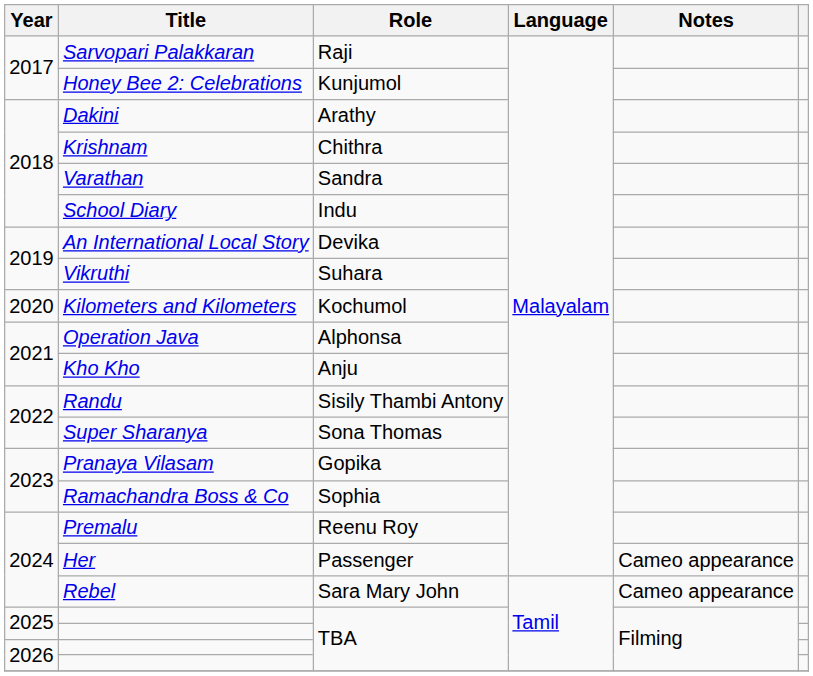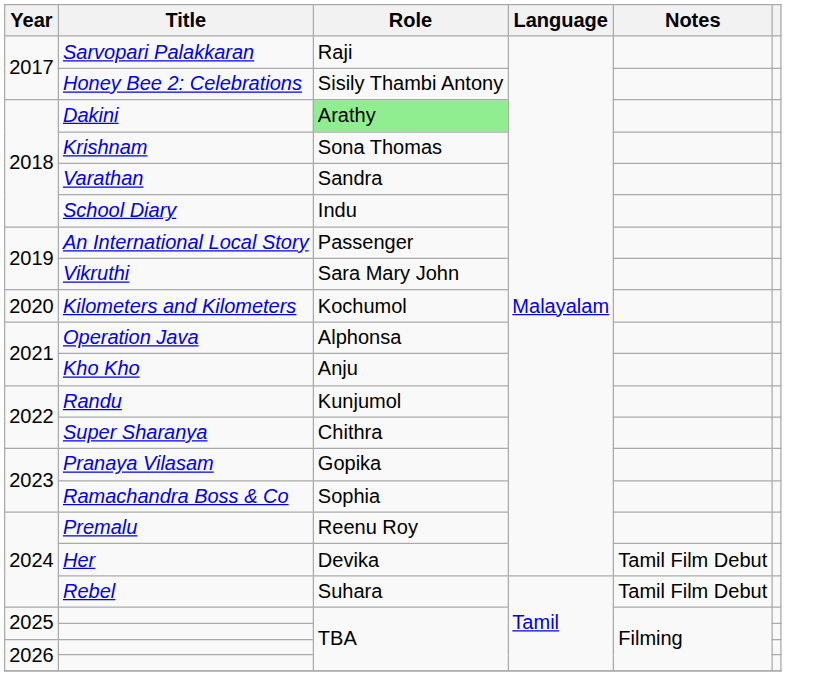(360, 83) Kunjumol -> (411, 83) Sisily Thambi Antony
(347, 115) no background -> (347, 115) lightgreen background
(350, 147) Chithra -> (380, 147) Sona Thomas
(348, 242) Devika -> (366, 242) Passenger
(350, 274) Suhara -> (388, 274) Sara Mary John
(411, 400) Sisily Thambi Antony -> (360, 400) Kunjumol
(380, 432) Sona Thomas -> (350, 432) Chithra
(366, 559) Passenger -> (348, 559) Devika
(706, 559) Cameo appearance -> (693, 559) Tamil Film Debut
(388, 591) Sara Mary John -> (350, 591) Suhara
(706, 591) Cameo appearance -> (693, 591) Tamil Film Debut
